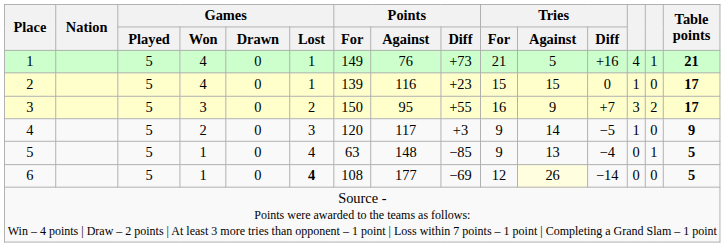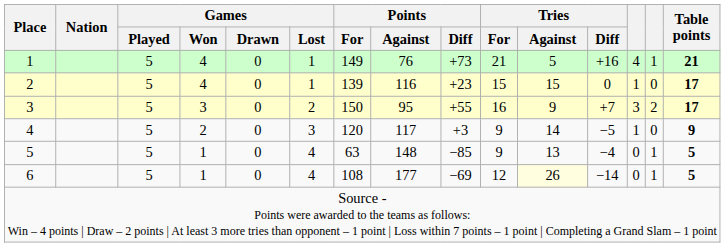(312, 175) bold -> (312, 175) normal
(654, 175) 0 -> (654, 175) 1
